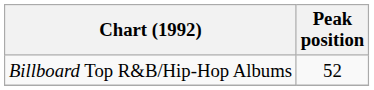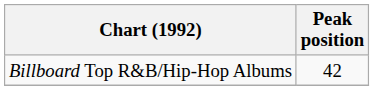(332, 70) 52 -> (332, 70) 42
